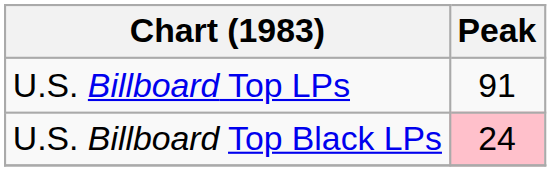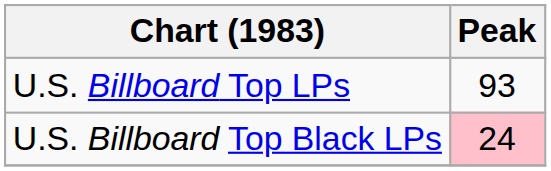(497, 84) 91 -> (497, 84) 93
